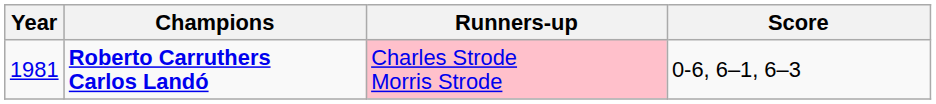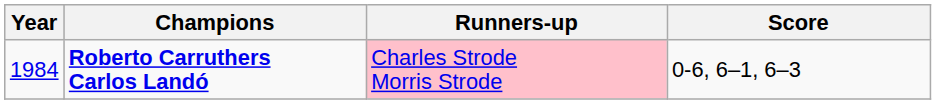(34, 69) 1981 -> (34, 69) 1984
